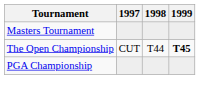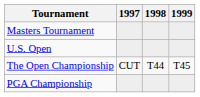+ row: (29, 48)
(182, 48) bold -> (182, 66) normal
